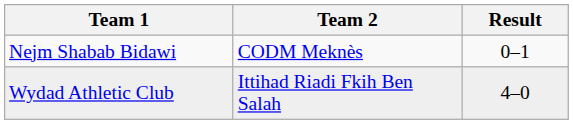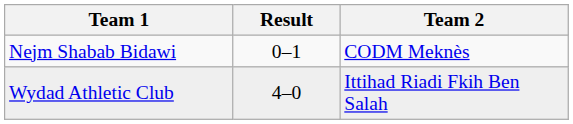columns swapped: (347, 19) <-> (515, 19)
